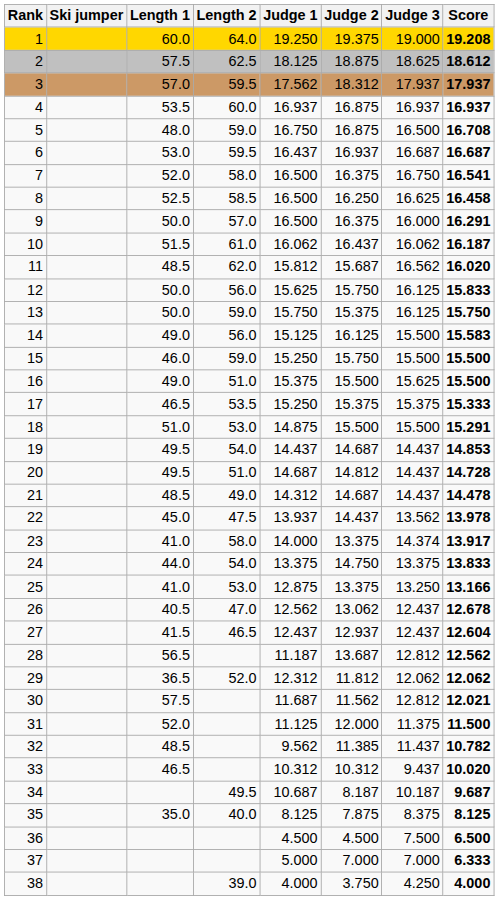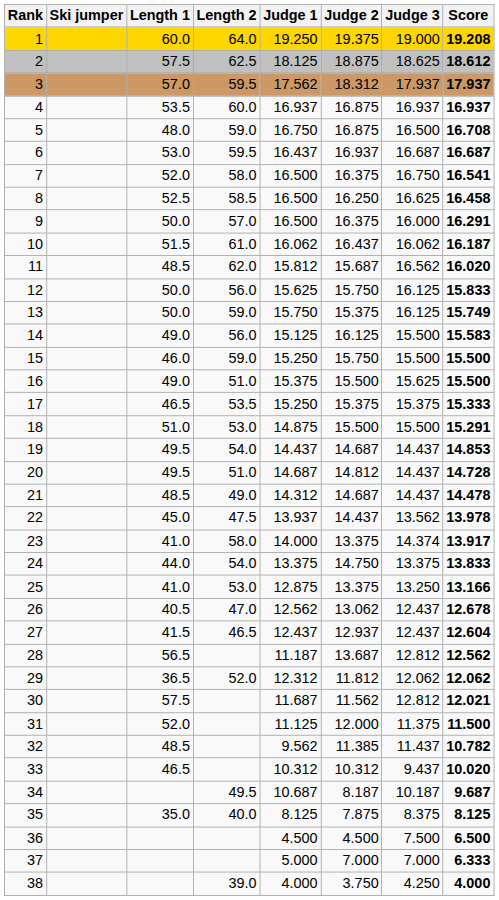(468, 312) 15.750 -> (468, 312) 15.749
